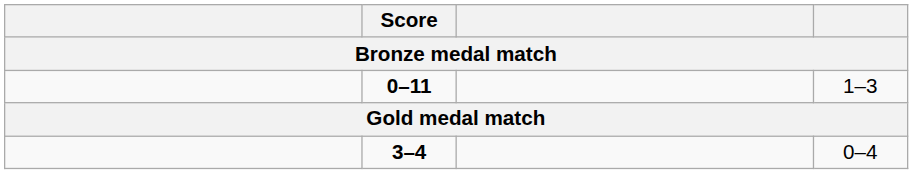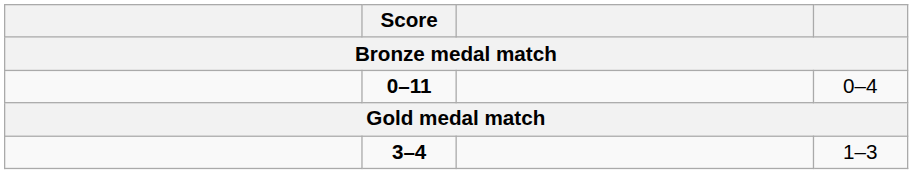(860, 86) 1–3 -> (860, 86) 0–4
(860, 151) 0–4 -> (860, 151) 1–3
